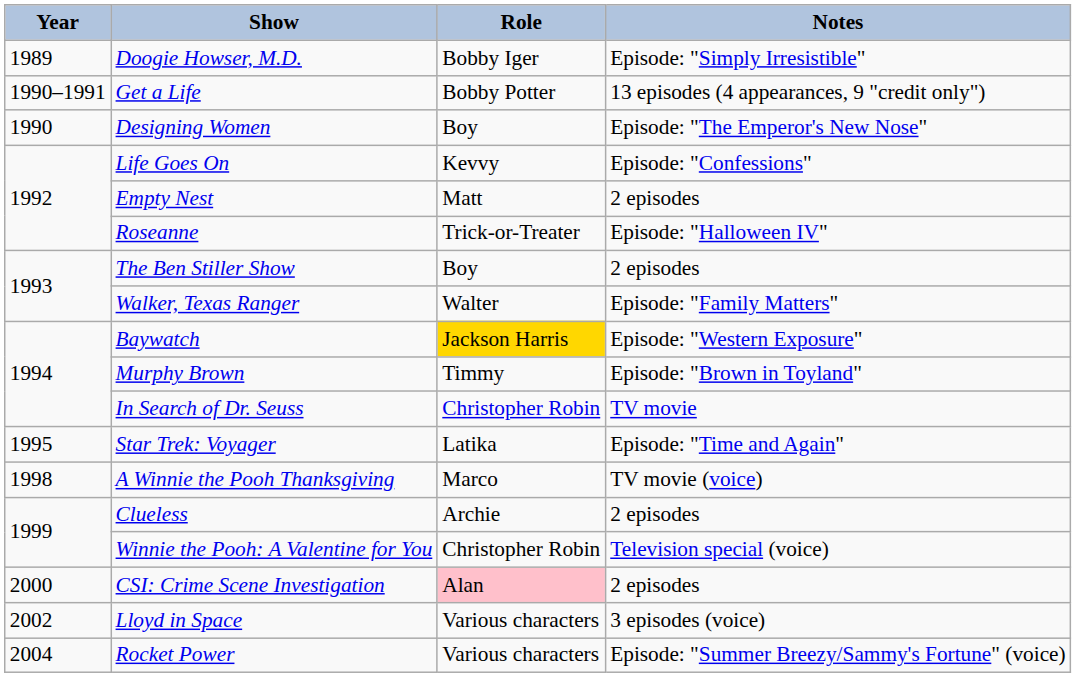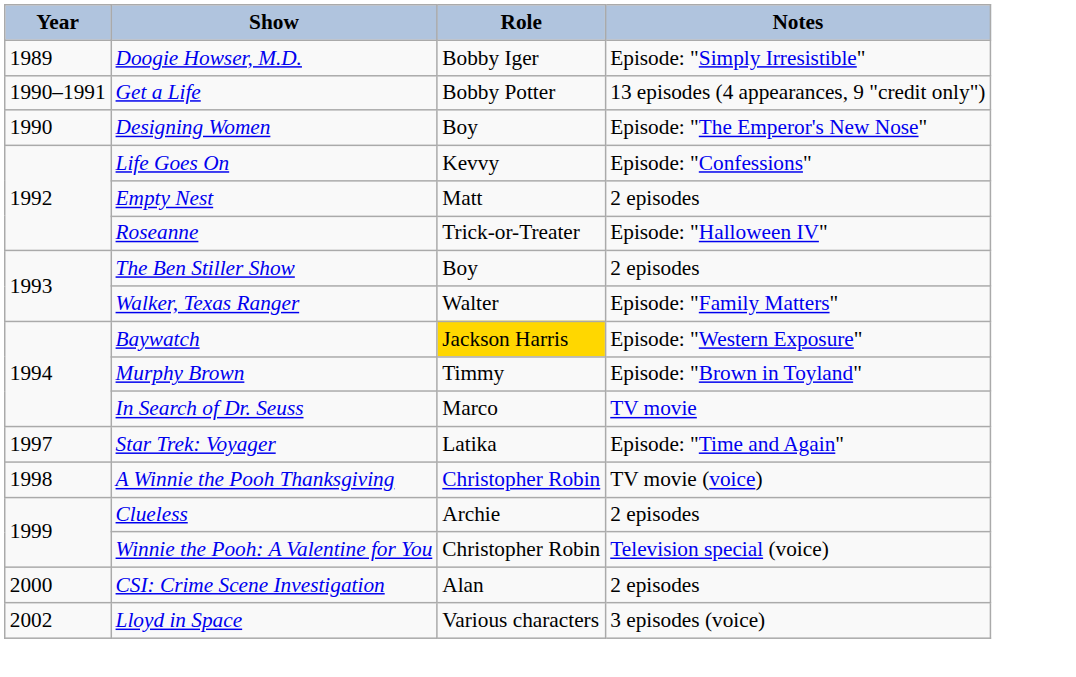(521, 409) Christopher Robin -> (470, 409) Marco
(31, 444) 1995 -> (31, 444) 1997
(470, 479) Marco -> (521, 479) Christopher Robin
(463, 584) pink background -> (463, 584) no background
- row: (175, 655)
